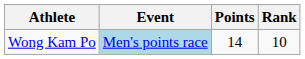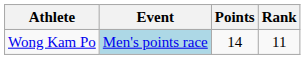(279, 41) 10 -> (279, 41) 11
